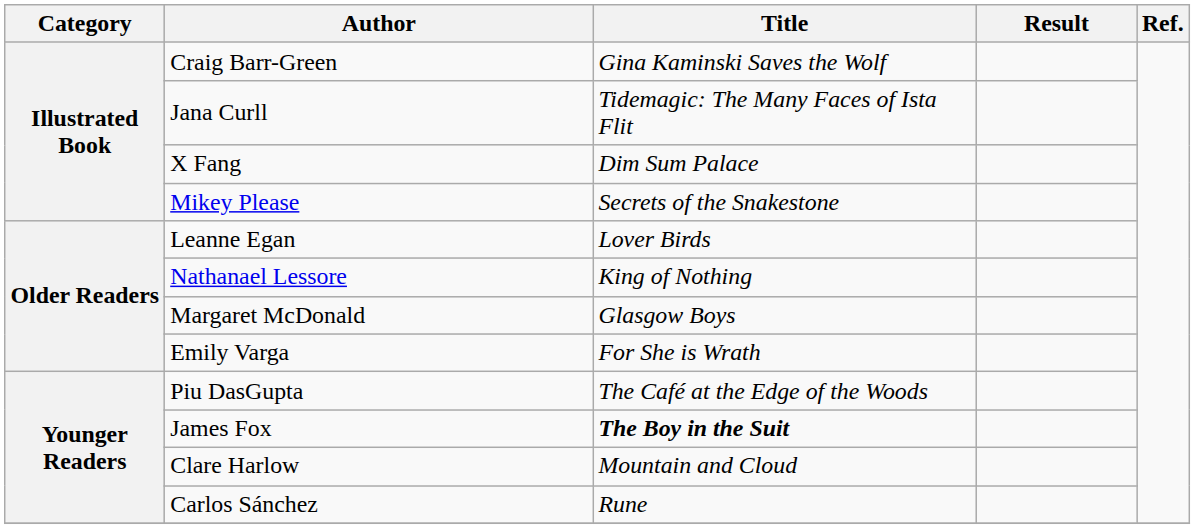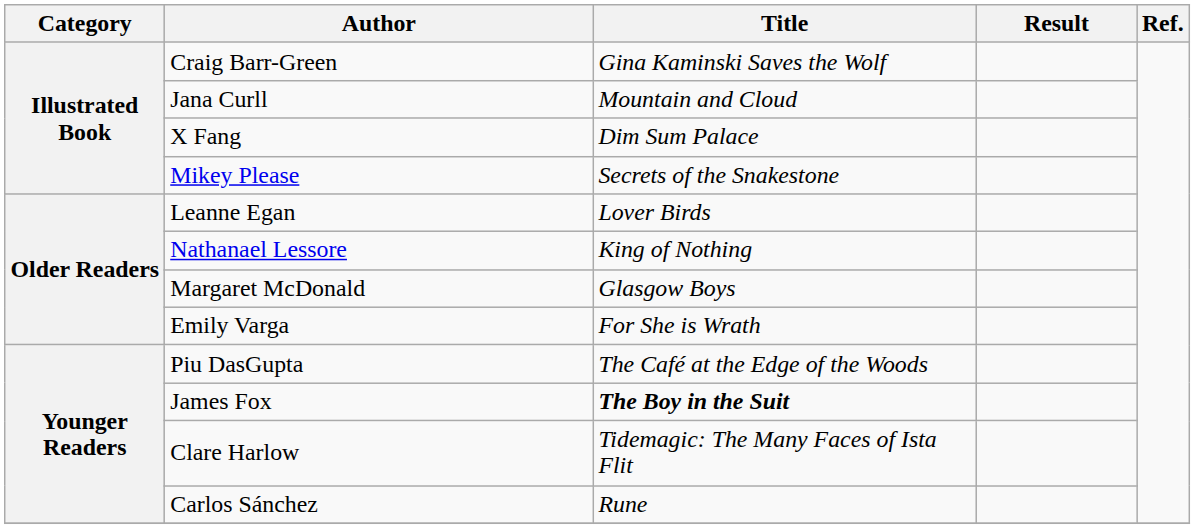(768, 112) Tidemagic: The Many Faces of Ista Flit -> (698, 99) Mountain and Cloud
(698, 466) Mountain and Cloud -> (768, 452) Tidemagic: The Many Faces of Ista Flit
